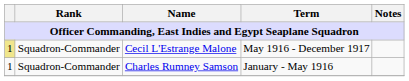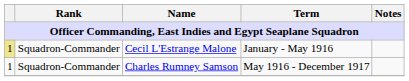(306, 48) May 1916 - December 1917 -> (288, 48) January - May 1916
(288, 66) January - May 1916 -> (306, 66) May 1916 - December 1917
